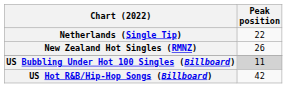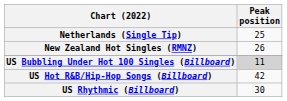(260, 35) 22 -> (260, 35) 25
+ row: (121, 90)
